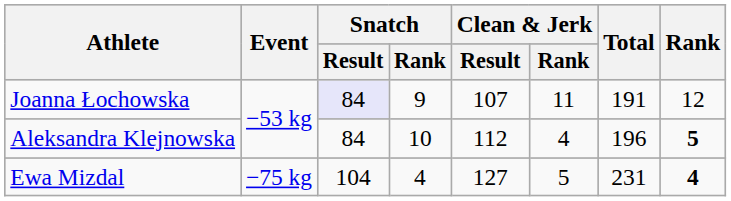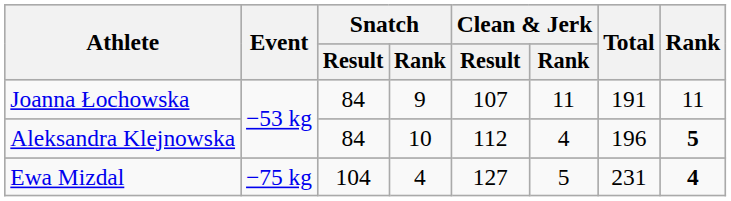(353, 99) lavender background -> (353, 99) no background
(693, 99) 12 -> (693, 99) 11
